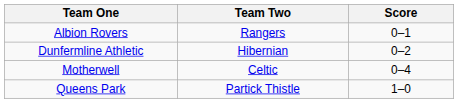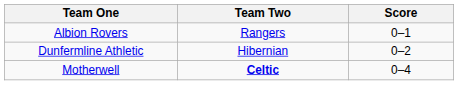(263, 70) normal -> (263, 70) bold
- row: (91, 88)
